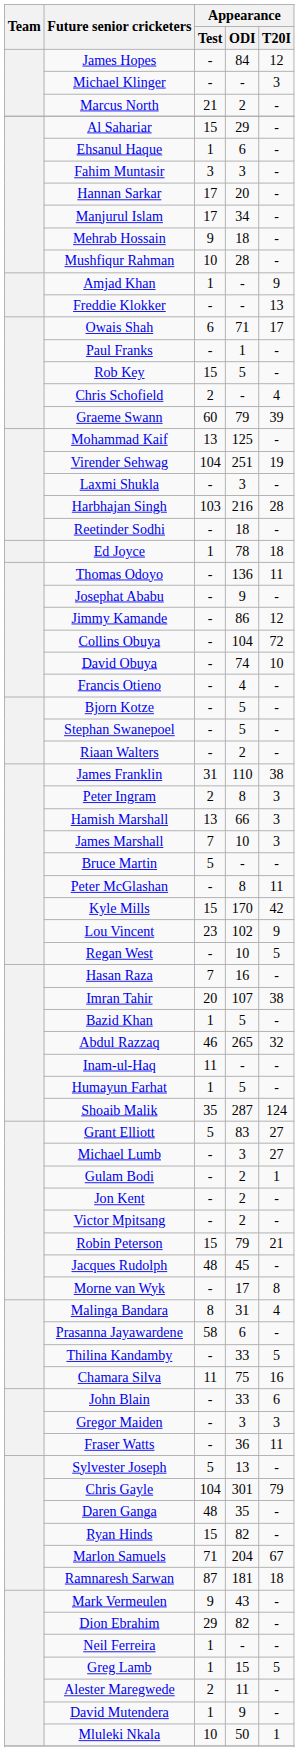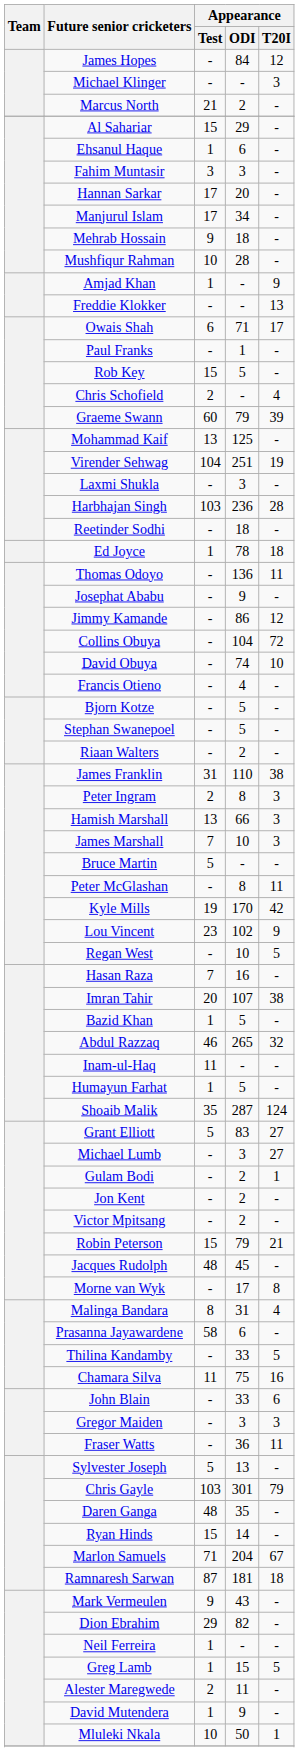(242, 506) 216 -> (242, 506) 236
(210, 908) 15 -> (210, 908) 19
(210, 1489) 104 -> (210, 1489) 103
(242, 1534) 82 -> (242, 1534) 14
